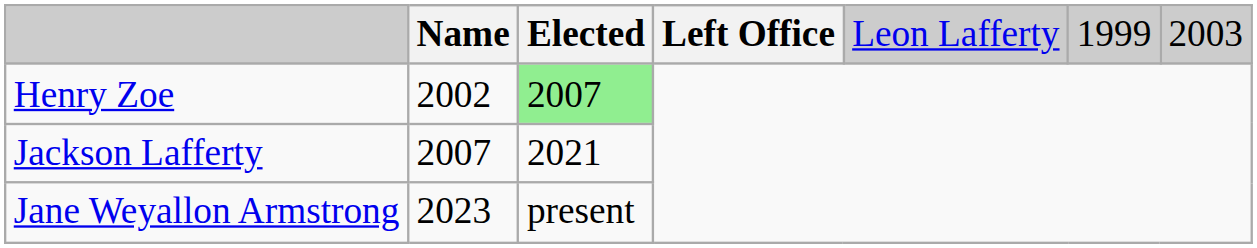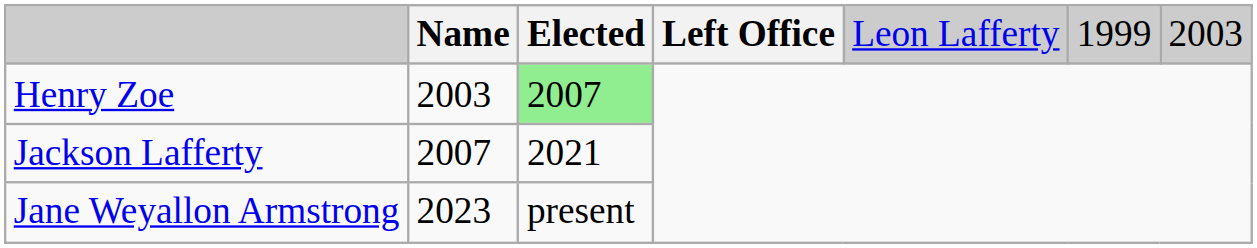(454, 93) 2002 -> (454, 93) 2003
